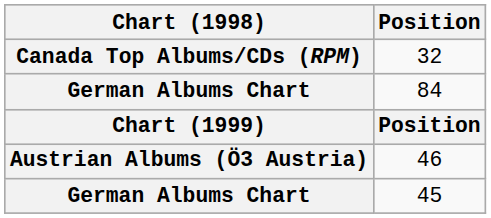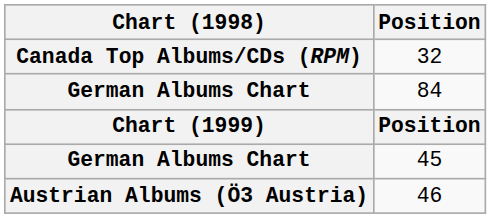rows swapped: (429, 161) <-> (429, 196)
